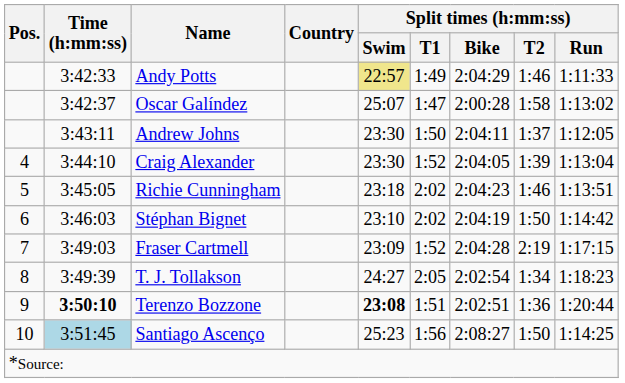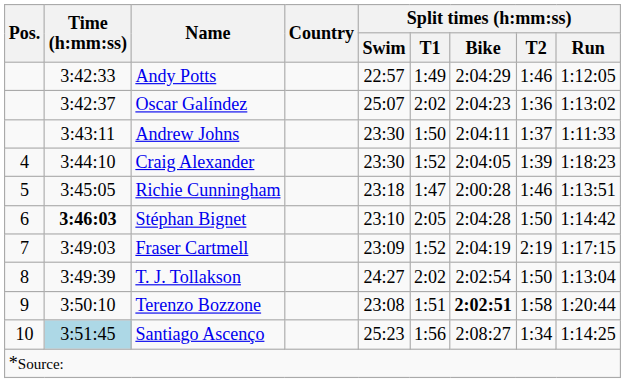(384, 76) khaki background -> (384, 76) no background
(586, 76) 1:11:33 -> (588, 76) 1:12:05
(430, 104) 1:47 -> (430, 104) 2:02
(482, 104) 2:00:28 -> (483, 104) 2:04:23
(534, 104) 1:58 -> (536, 104) 1:36
(586, 133) 1:12:05 -> (588, 133) 1:11:33
(586, 162) 1:13:04 -> (588, 162) 1:18:23
(430, 190) 2:02 -> (430, 190) 1:47
(482, 190) 2:04:23 -> (483, 190) 2:00:28
(88, 219) normal -> (88, 219) bold
(430, 219) 2:02 -> (430, 219) 2:05
(482, 219) 2:04:19 -> (483, 219) 2:04:28
(482, 248) 2:04:28 -> (483, 248) 2:04:19
(430, 276) 2:05 -> (430, 276) 2:02
(534, 276) 1:34 -> (536, 276) 1:50
(586, 276) 1:18:23 -> (588, 276) 1:13:04
(88, 305) bold -> (88, 305) normal
(384, 305) bold -> (384, 305) normal
(482, 305) normal -> (483, 305) bold
(534, 305) 1:36 -> (536, 305) 1:58
(534, 334) 1:50 -> (536, 334) 1:34
